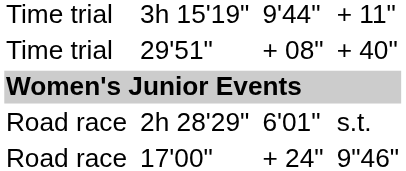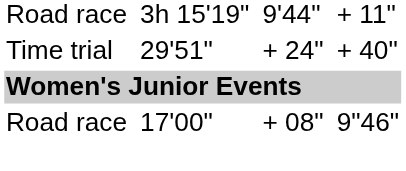(59, 14) Time trial -> (66, 14) Road race
(293, 50) + 08" -> (293, 50) + 24"
- row: (195, 122)
(293, 158) + 24" -> (293, 122) + 08"
